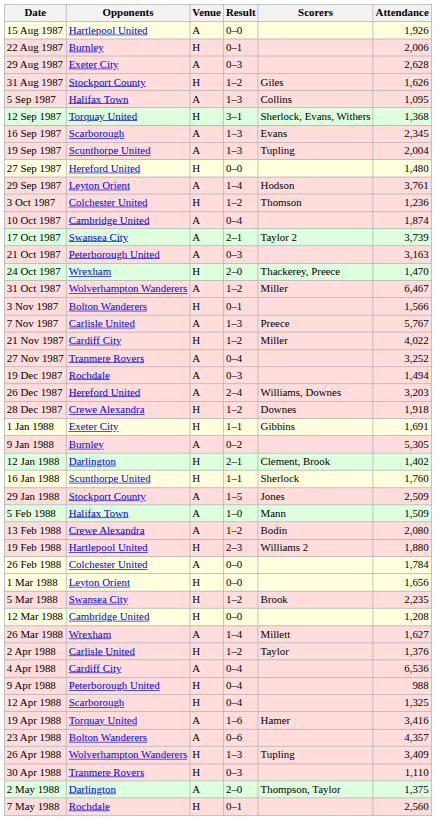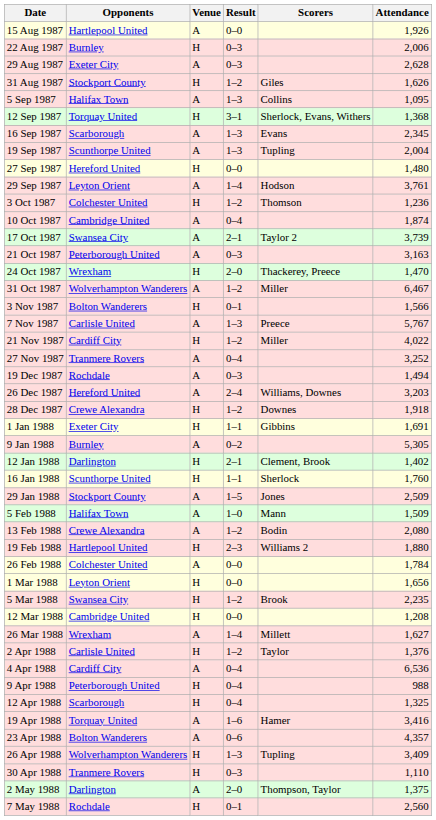(234, 47) 0–1 -> (234, 47) 0–3
